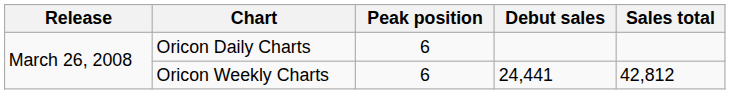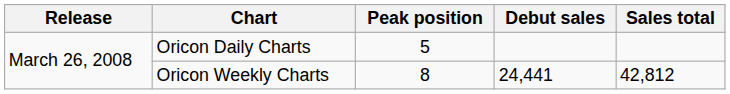(425, 46) 6 -> (425, 46) 5
(425, 74) 6 -> (425, 74) 8
